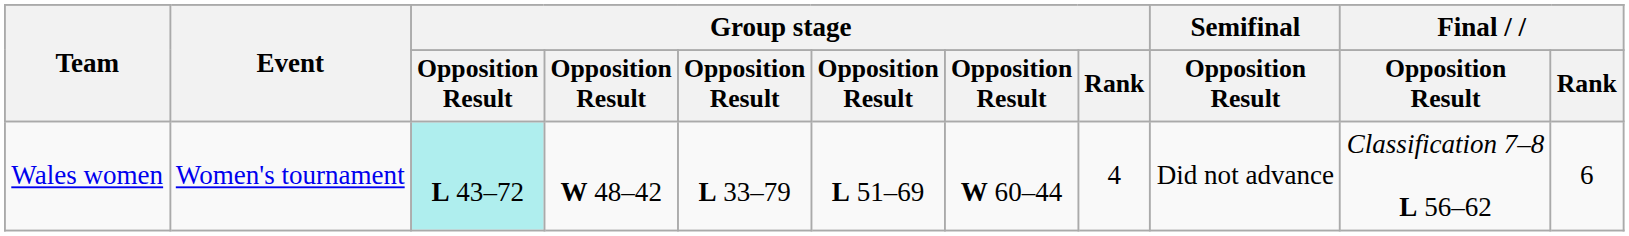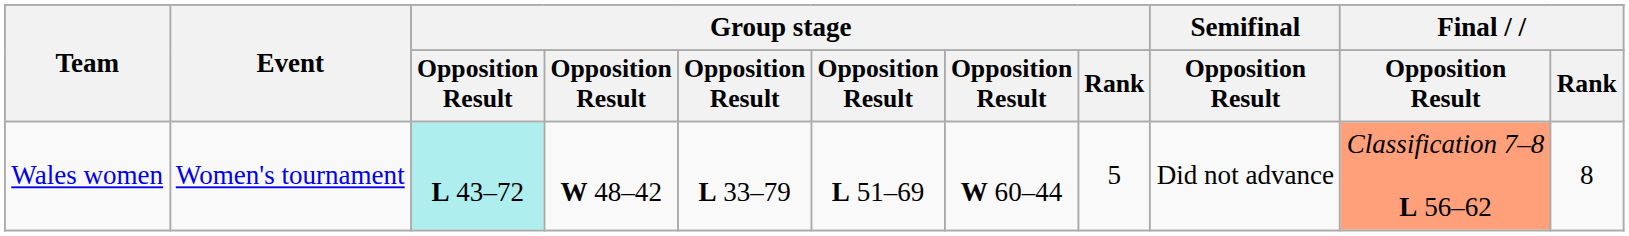(1114, 176) 4 -> (1114, 176) 5
(1446, 176) no background -> (1446, 176) lightsalmon background
(1587, 176) 6 -> (1587, 176) 8
